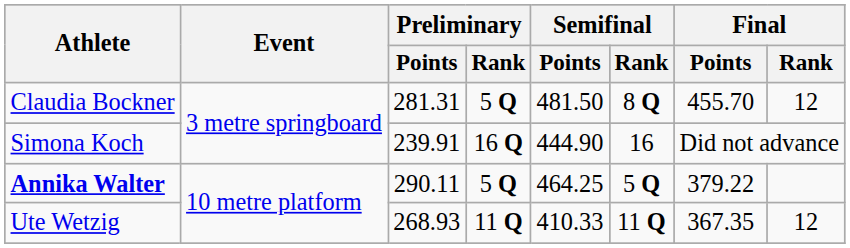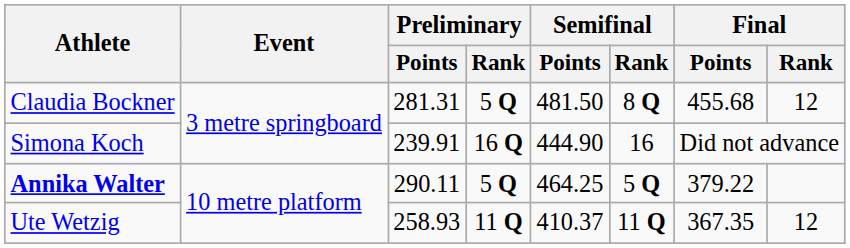(721, 103) 455.70 -> (721, 103) 455.68
(427, 223) 268.93 -> (427, 223) 258.93
(570, 223) 410.33 -> (570, 223) 410.37
